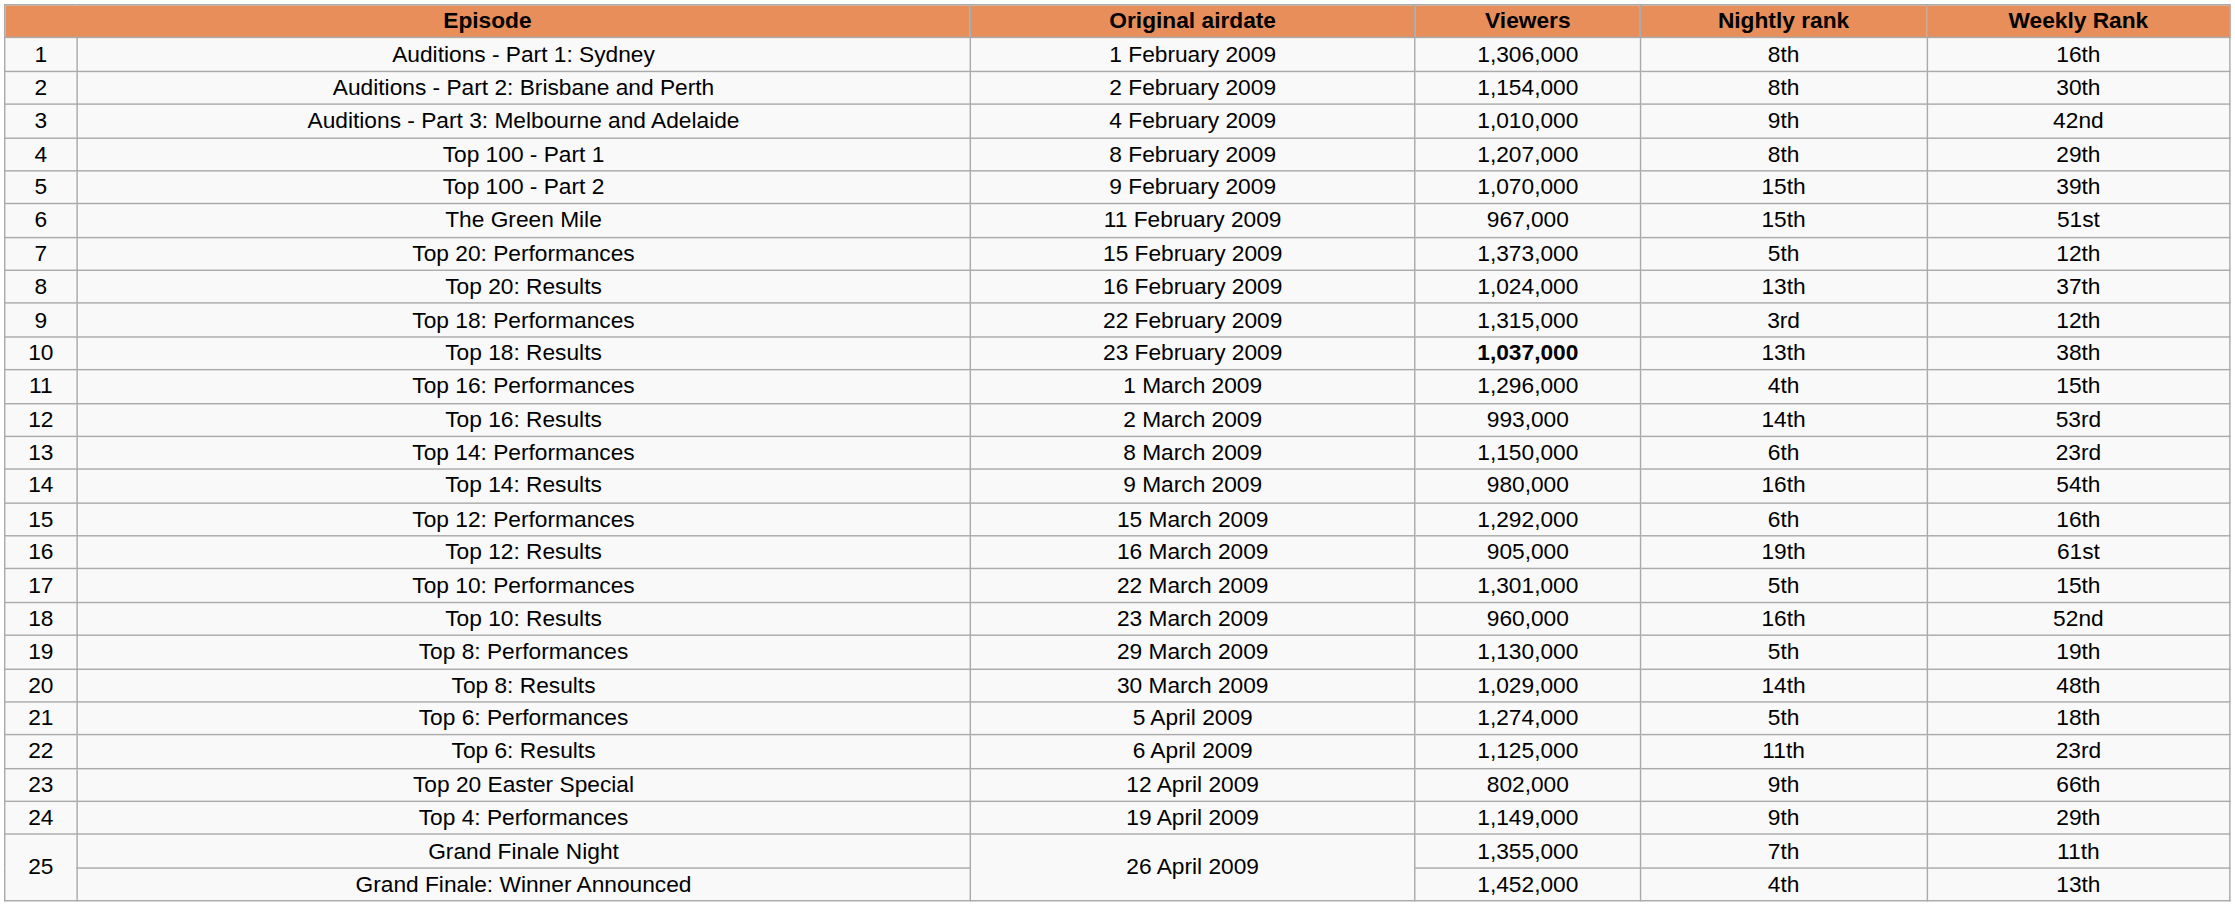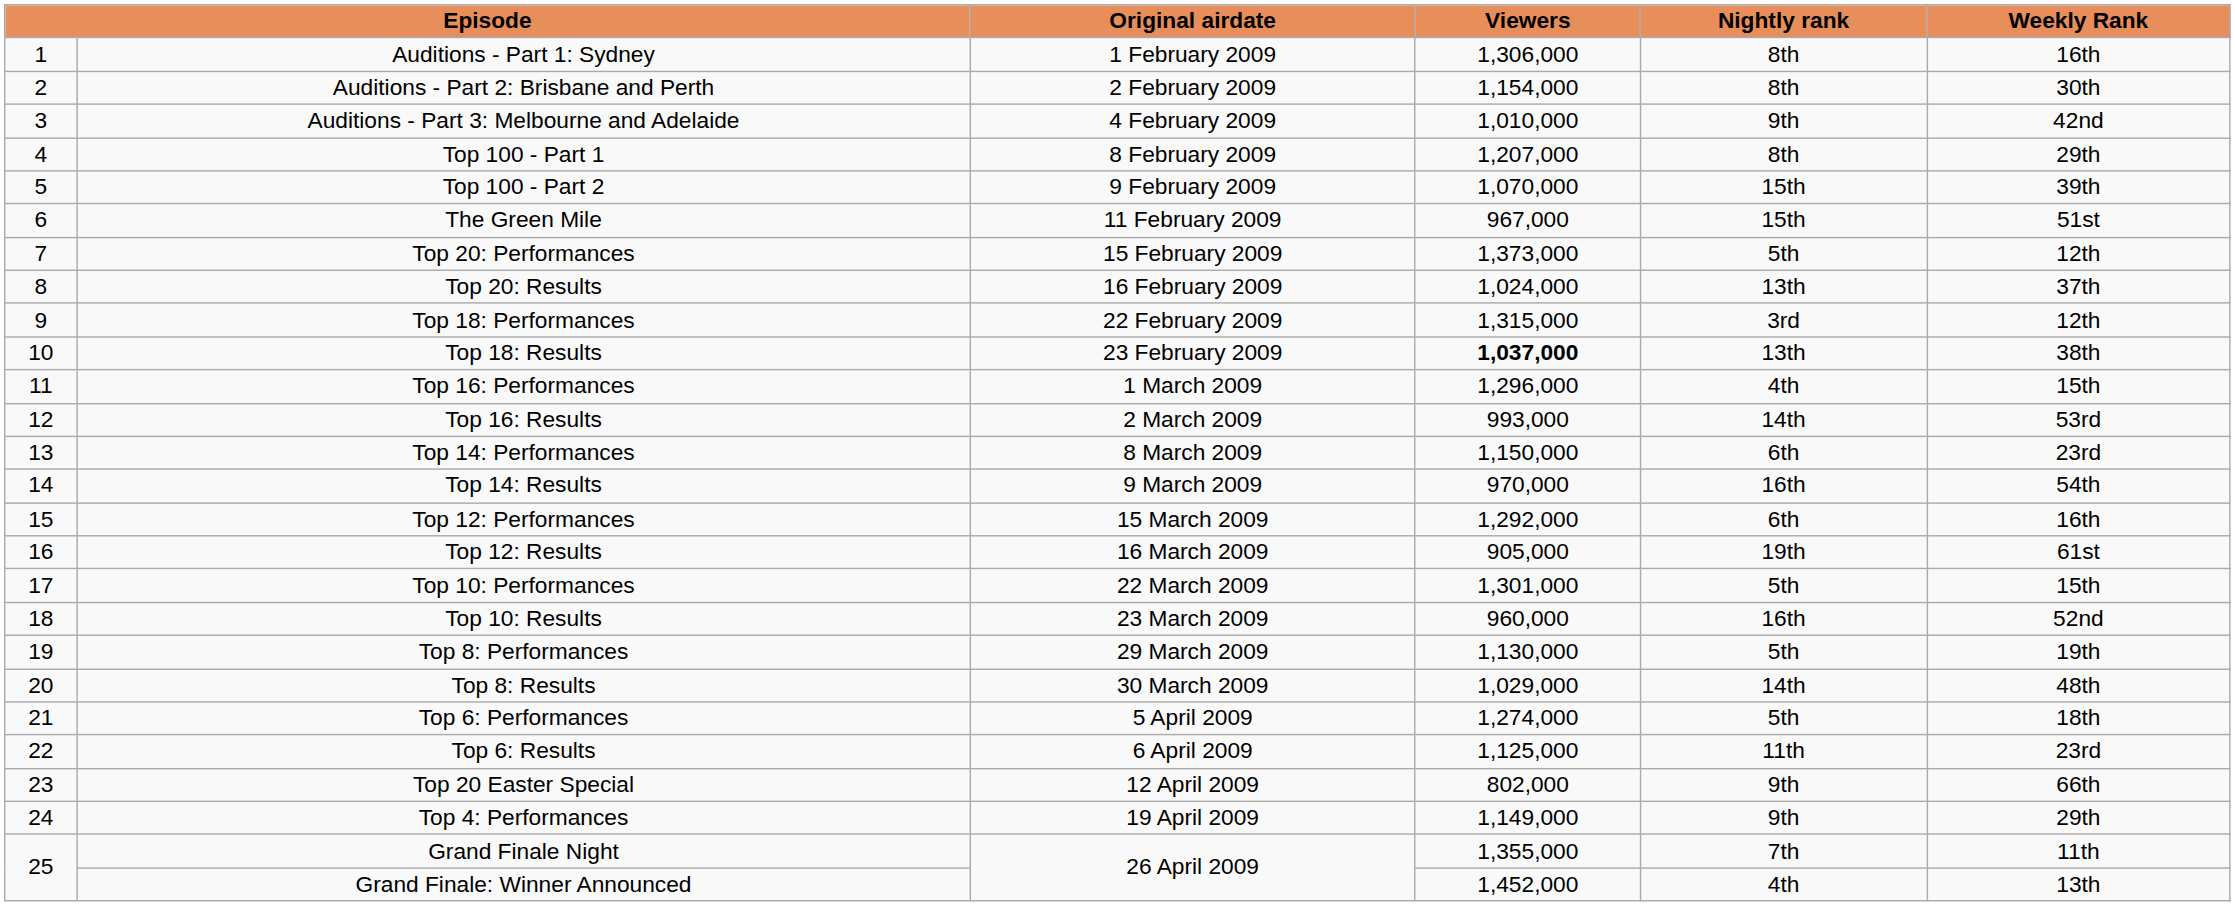(1528, 485) 980,000 -> (1528, 485) 970,000
